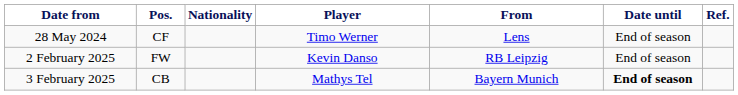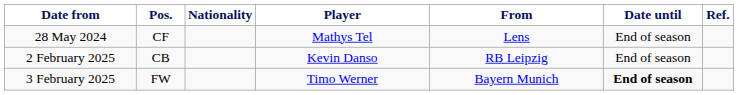(342, 36) Timo Werner -> (342, 36) Mathys Tel
(161, 57) FW -> (161, 57) CB
(161, 79) CB -> (161, 79) FW
(342, 79) Mathys Tel -> (342, 79) Timo Werner
